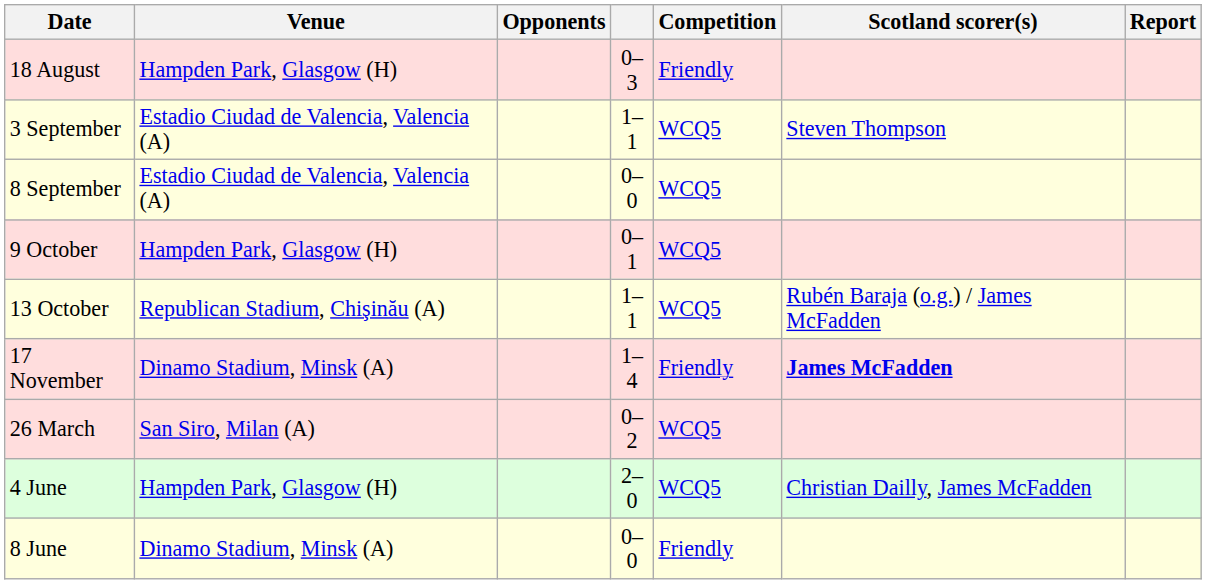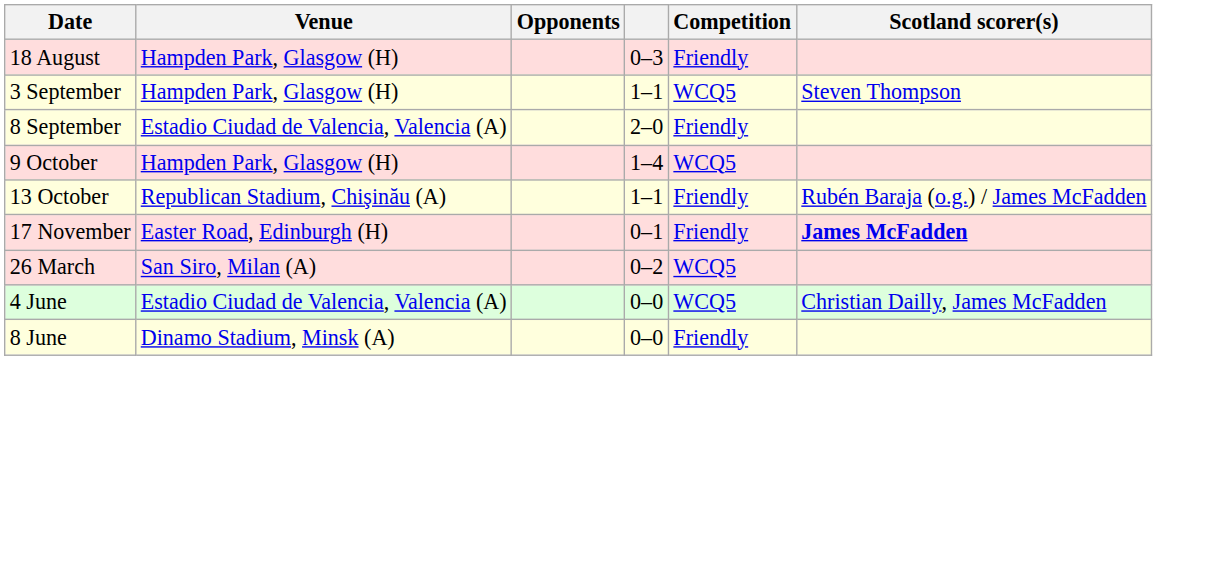- column: (1163, 22)
(304, 129) Estadio Ciudad de Valencia, Valencia (A) -> (270, 92) Hampden Park, Glasgow (H)
(632, 189) 0–0 -> (647, 127) 2–0
(690, 189) WCQ5 -> (711, 127) Friendly
(632, 249) 0–1 -> (647, 162) 1–4
(690, 308) WCQ5 -> (711, 197) Friendly
(266, 368) Dinamo Stadium, Minsk (A) -> (264, 232) Easter Road, Edinburgh (H)
(632, 368) 1–4 -> (647, 232) 0–1
(268, 488) Hampden Park, Glasgow (H) -> (324, 302) Estadio Ciudad de Valencia, Valencia (A)
(632, 488) 2–0 -> (647, 302) 0–0
